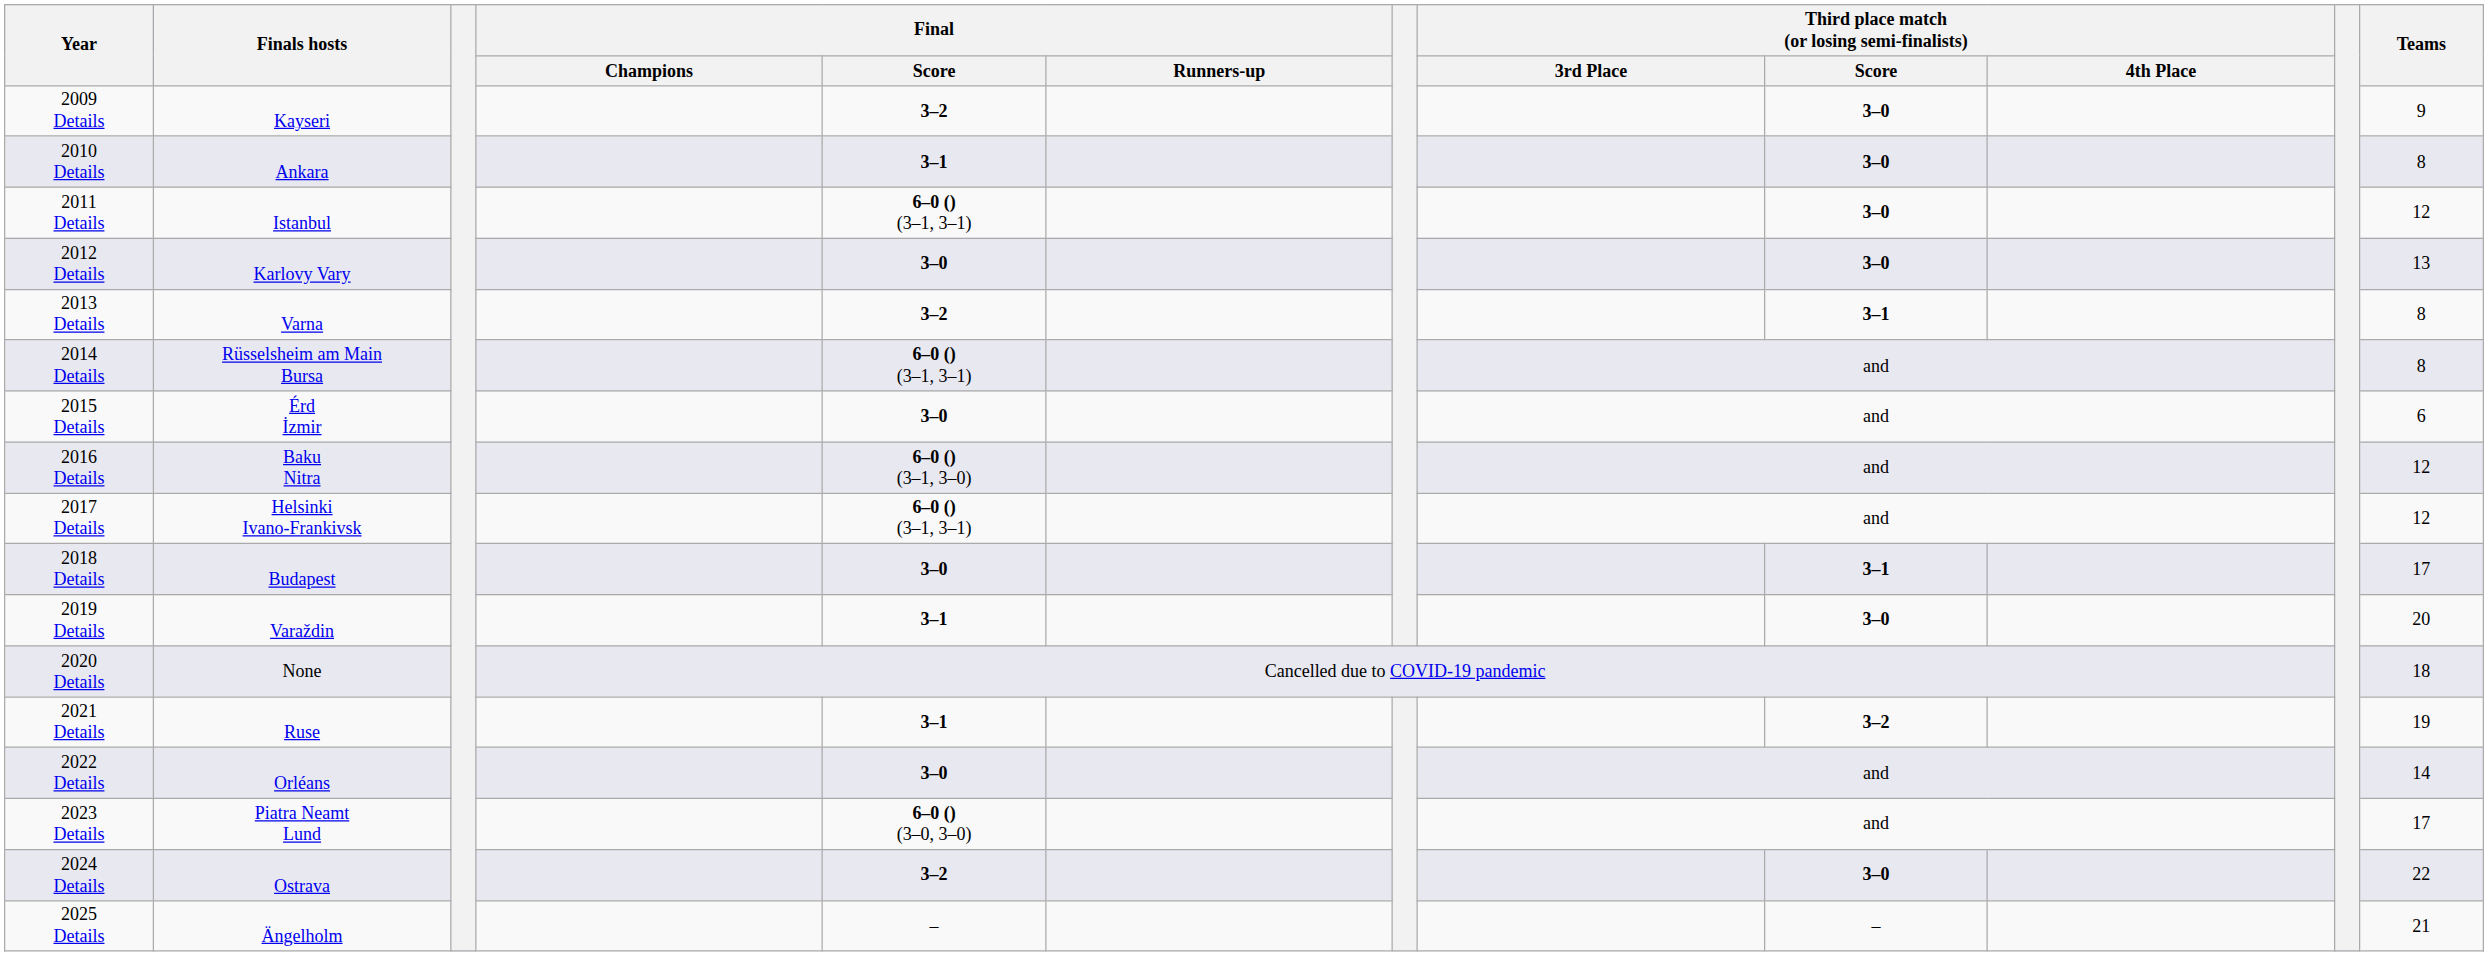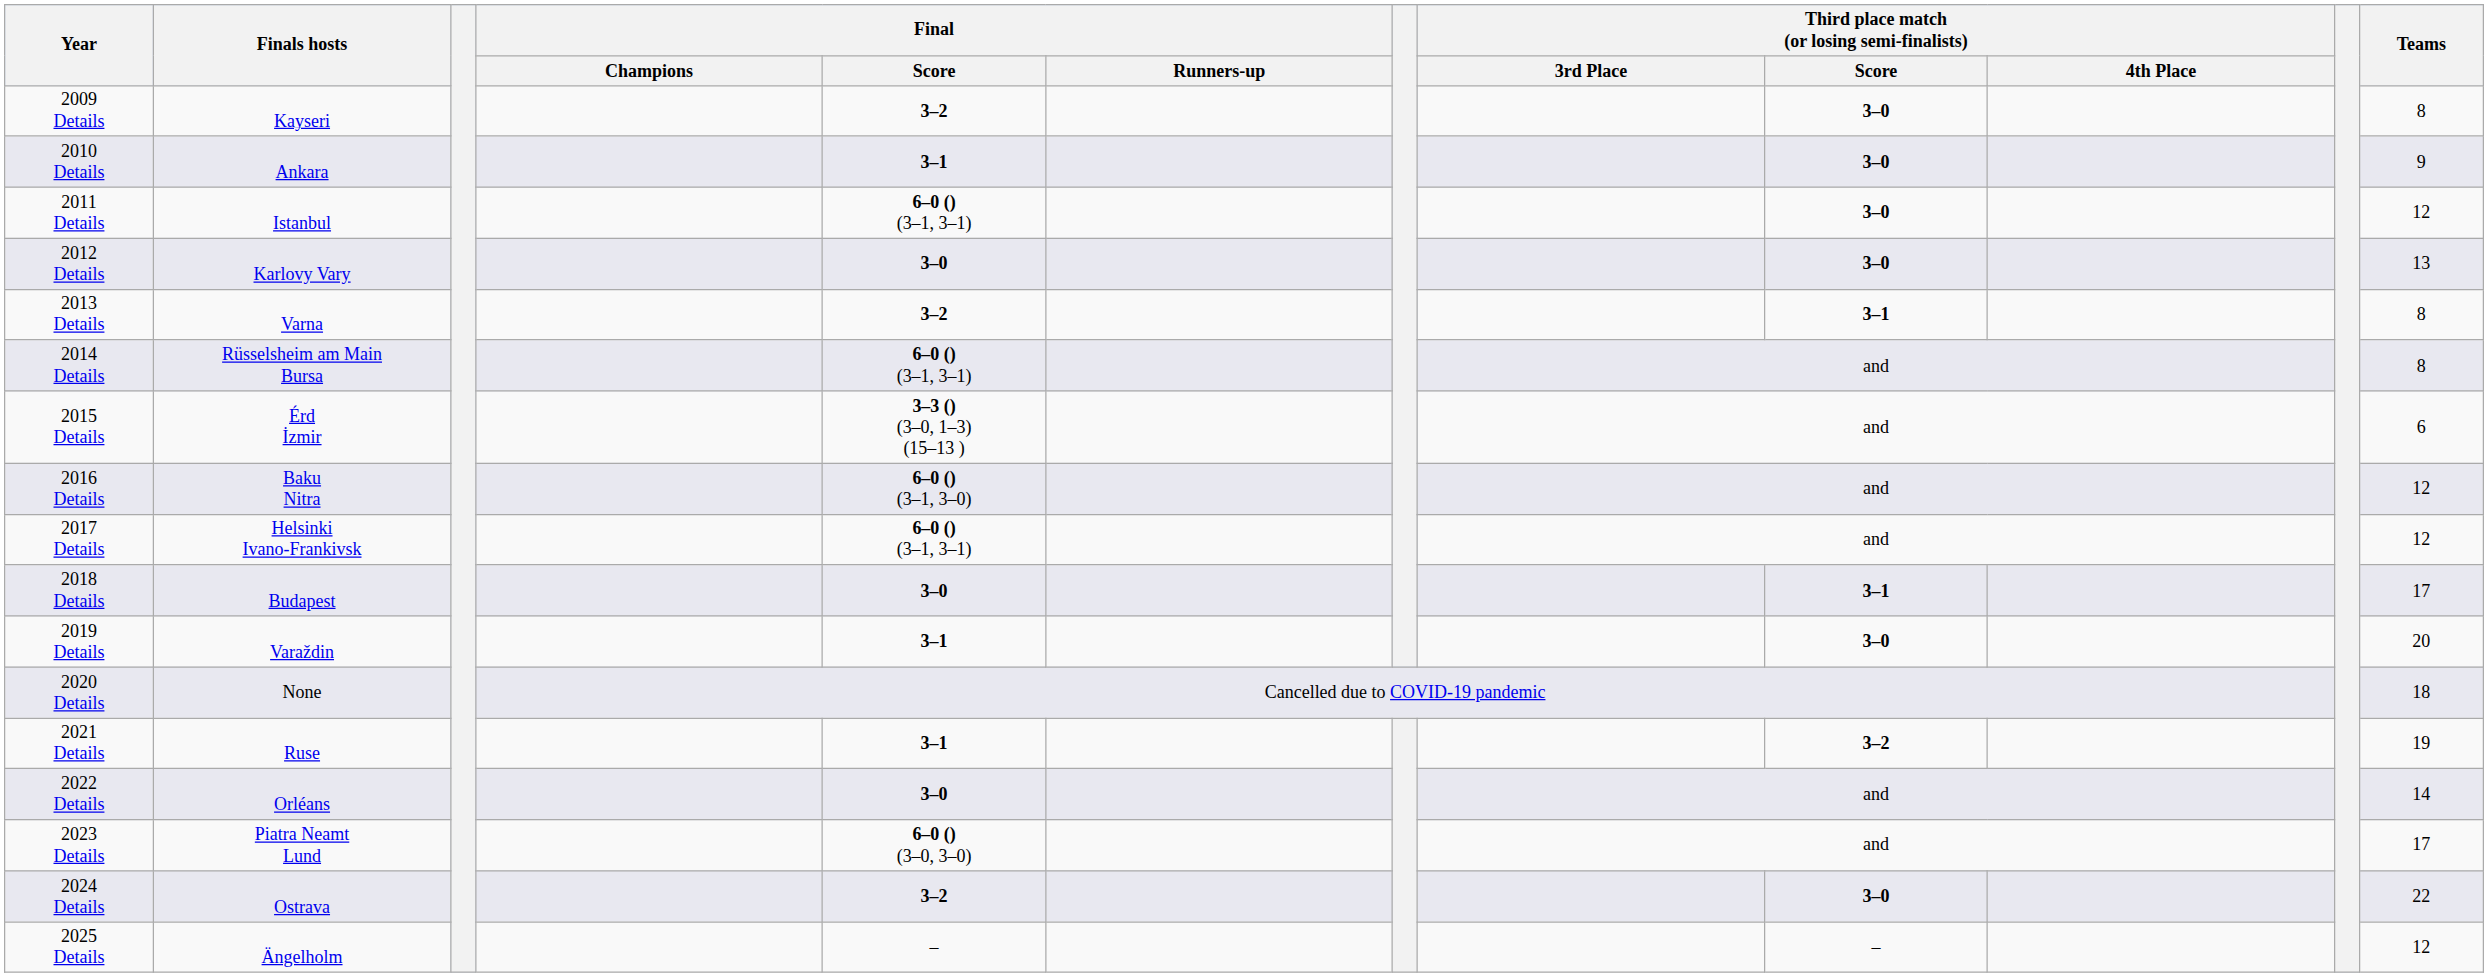(2421, 110) 9 -> (2421, 110) 8
(2421, 161) 8 -> (2421, 161) 9
(934, 416) 3–0 -> (934, 427) 3–3 () (3–0, 1–3) (15–13 )
(2421, 925) 21 -> (2421, 947) 12
